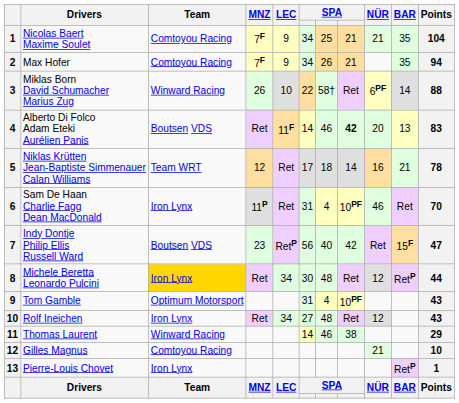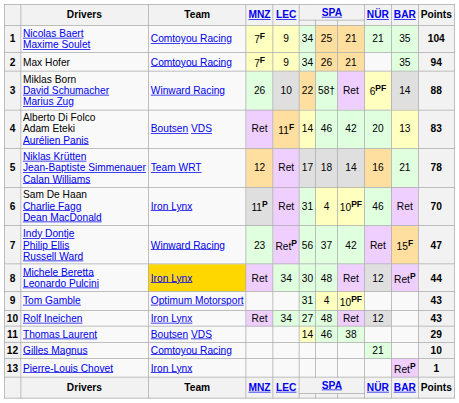(351, 129) bold -> (351, 129) normal
(181, 245) Boutsen VDS -> (188, 245) Winward Racing
(326, 245) 40 -> (326, 245) 37
(188, 334) Winward Racing -> (181, 334) Boutsen VDS
